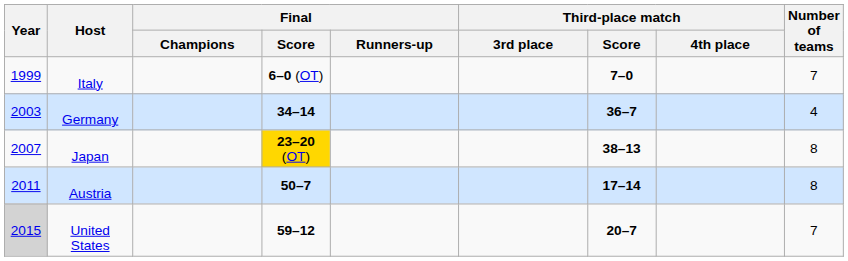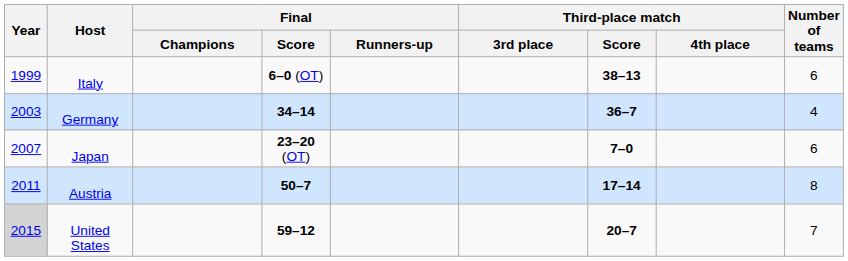(622, 75) 7–0 -> (622, 75) 38–13
(814, 75) 7 -> (814, 75) 6
(296, 149) gold background -> (296, 149) no background
(622, 149) 38–13 -> (622, 149) 7–0
(814, 149) 8 -> (814, 149) 6
